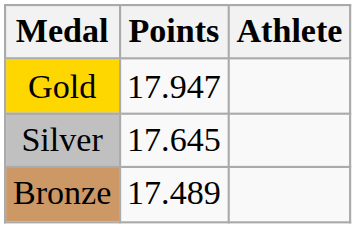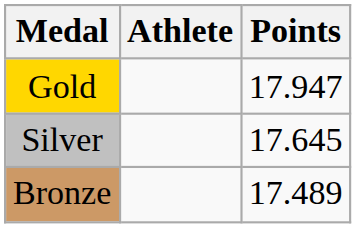columns swapped: (289, 31) <-> (174, 31)
